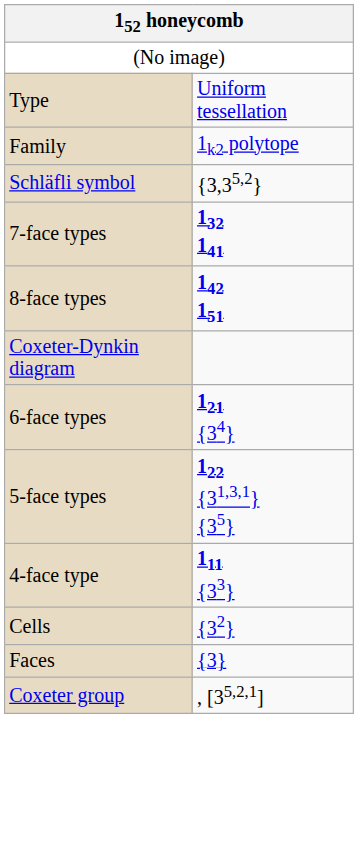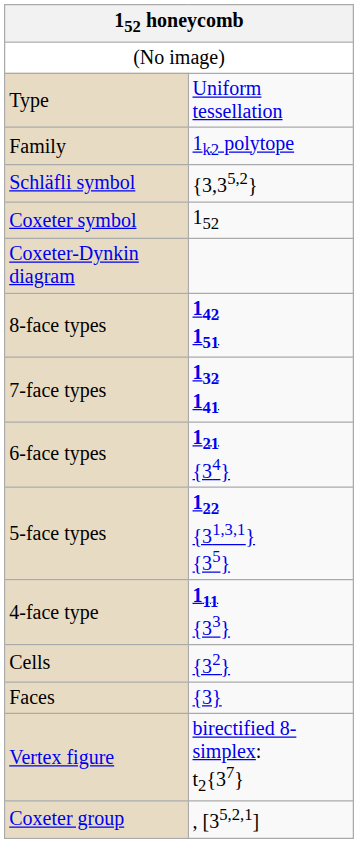+ row: (73, 219)
rows swapped: (74, 357) <-> (58, 233)
+ row: (62, 757)
